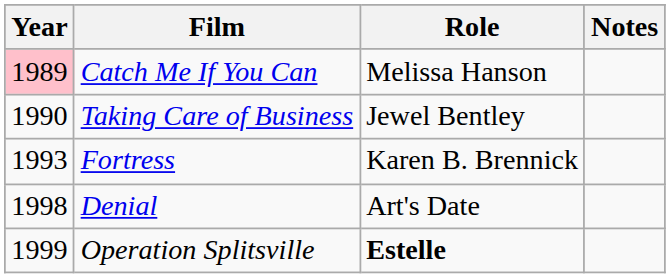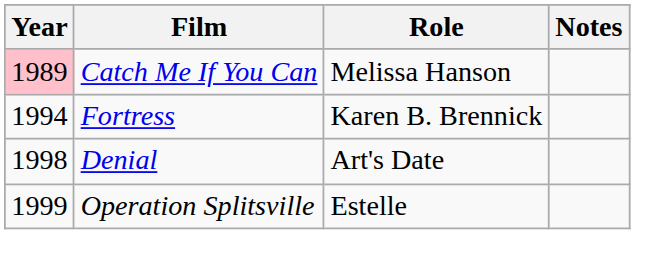- row: (217, 116)
(40, 160) 1993 -> (40, 116) 1994
(406, 250) bold -> (369, 205) normal
